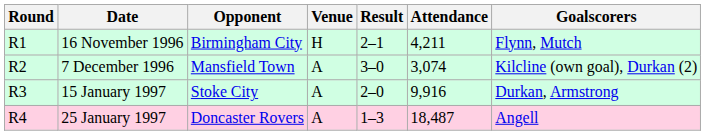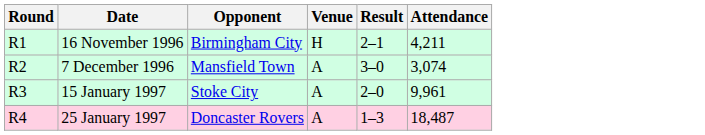- column: (596, 17)
(428, 92) 9,916 -> (428, 92) 9,961
